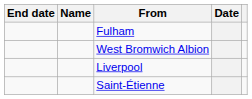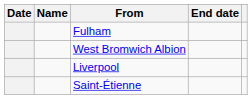columns swapped: (227, 13) <-> (31, 13)
